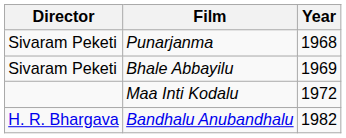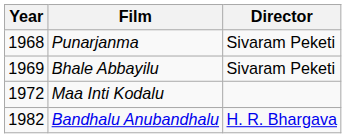columns swapped: (319, 17) <-> (63, 17)
